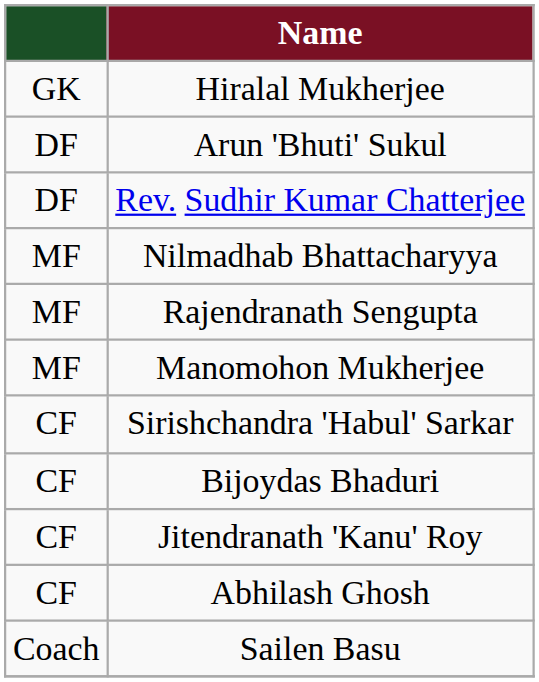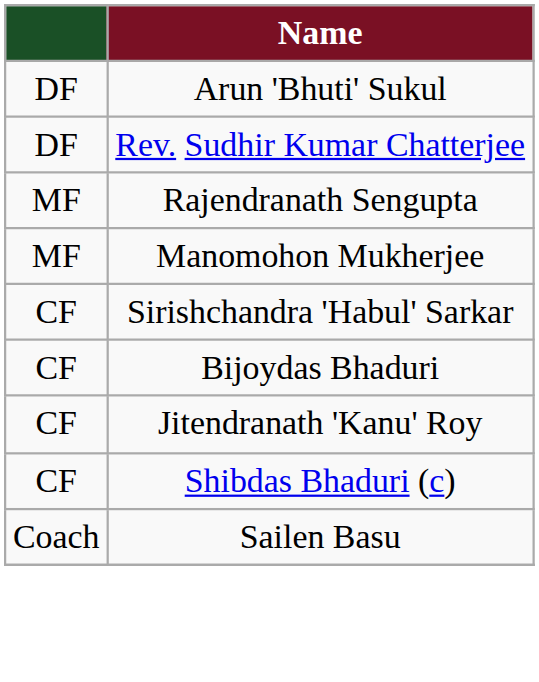- row: (320, 88)
- row: (320, 256)
+ row: (320, 479)
- row: (320, 591)
